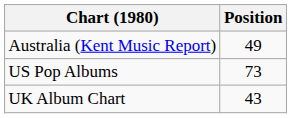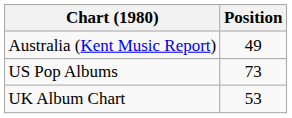(253, 98) 43 -> (253, 98) 53
